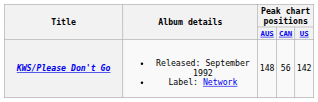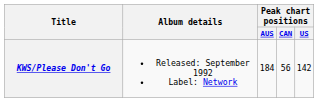(267, 69) 148 -> (267, 69) 184
